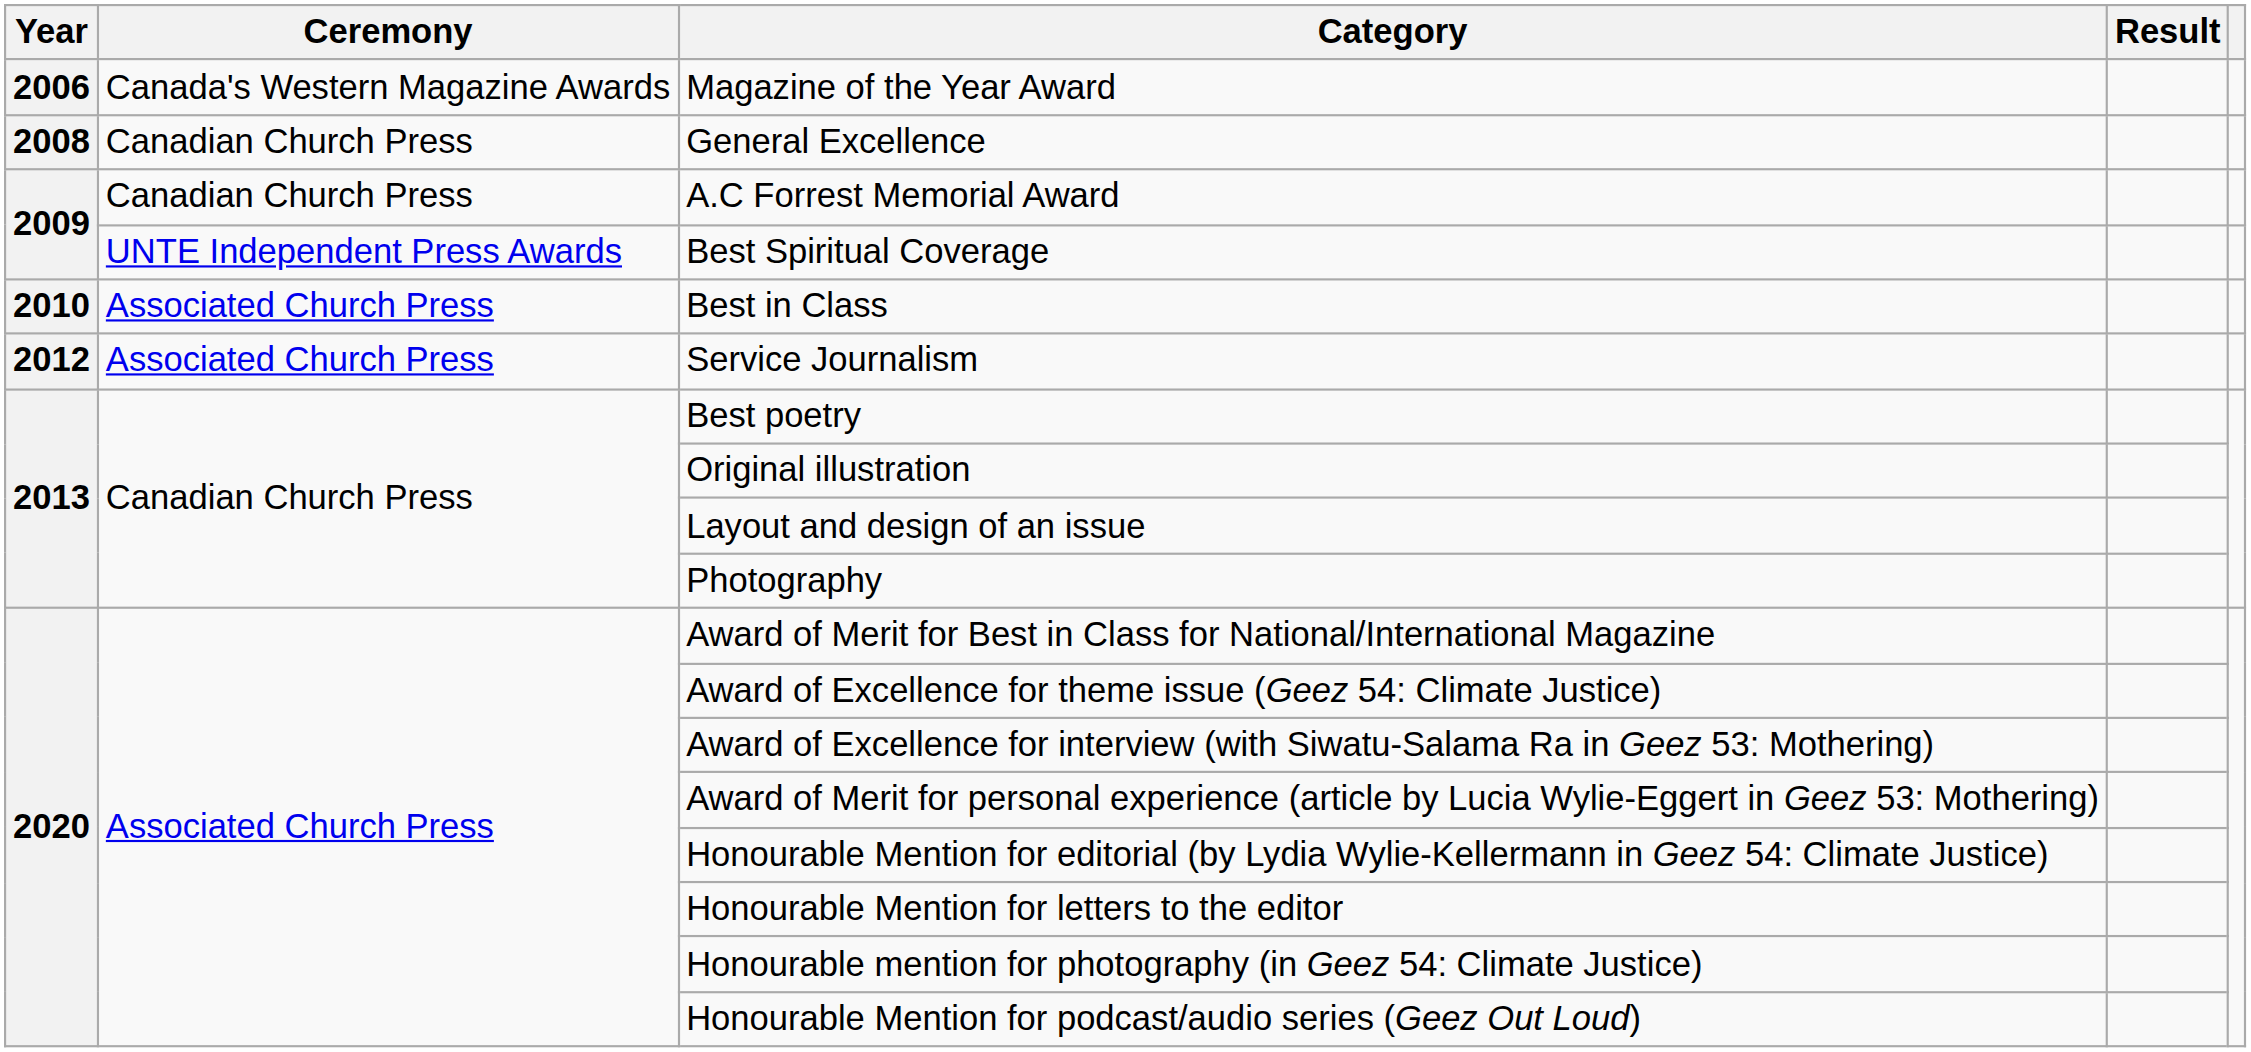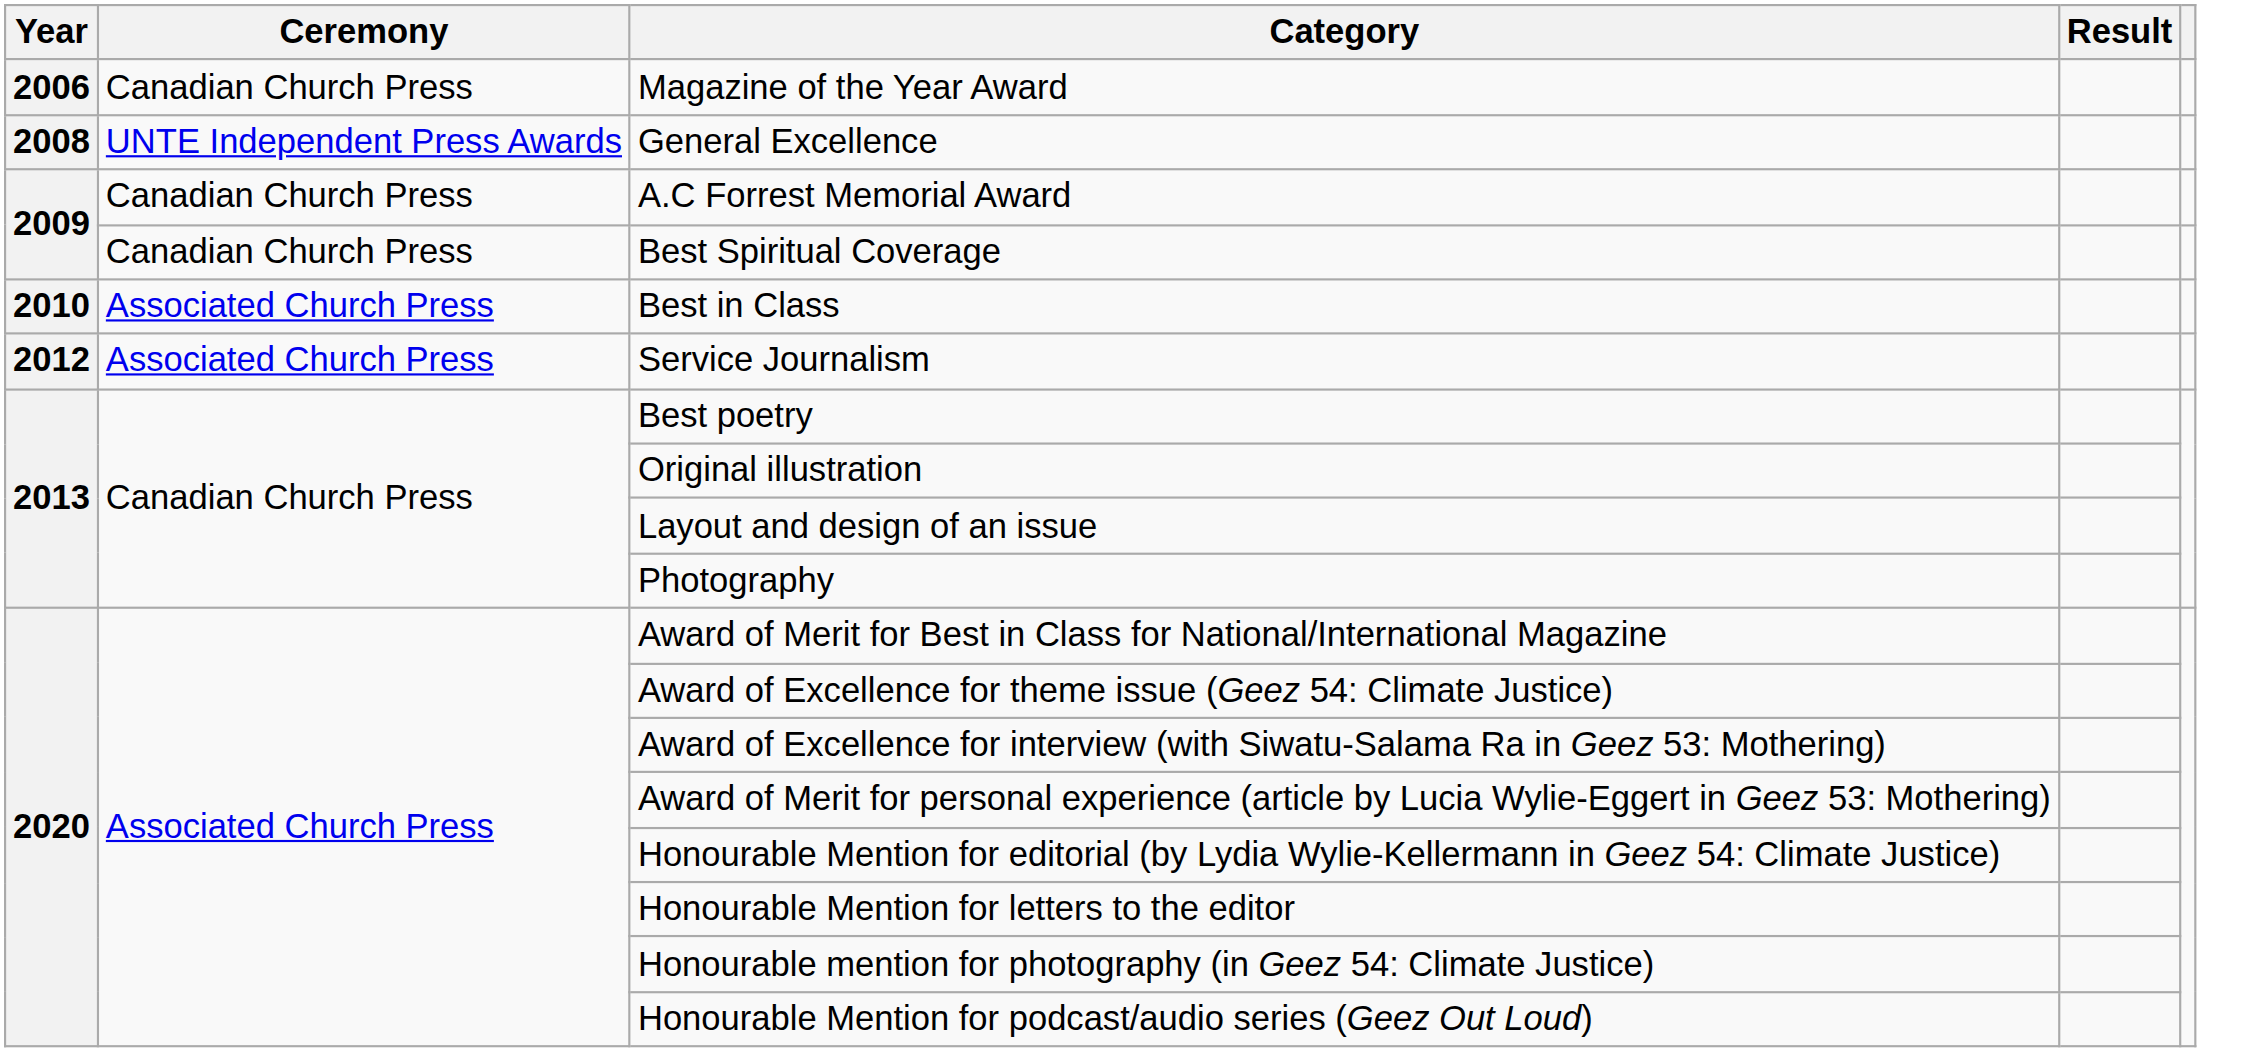(388, 86) Canada's Western Magazine Awards -> (289, 86) Canadian Church Press
(289, 141) Canadian Church Press -> (364, 141) UNTE Independent Press Awards
(364, 251) UNTE Independent Press Awards -> (289, 251) Canadian Church Press
